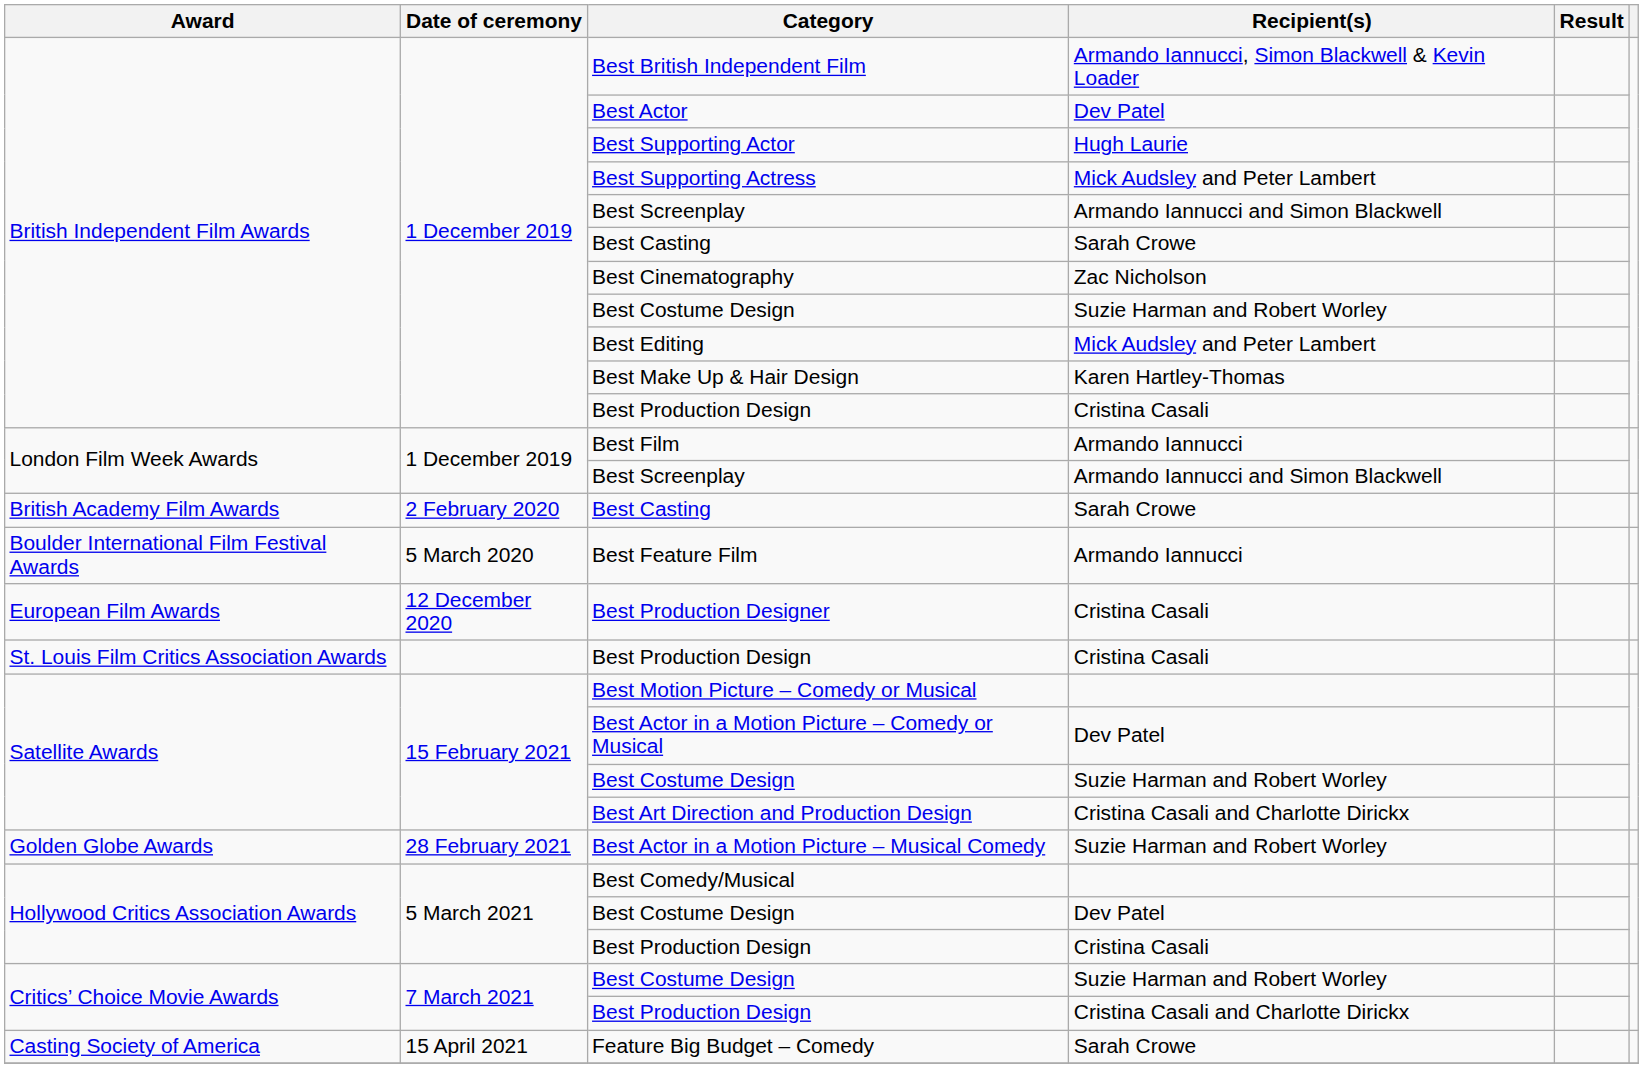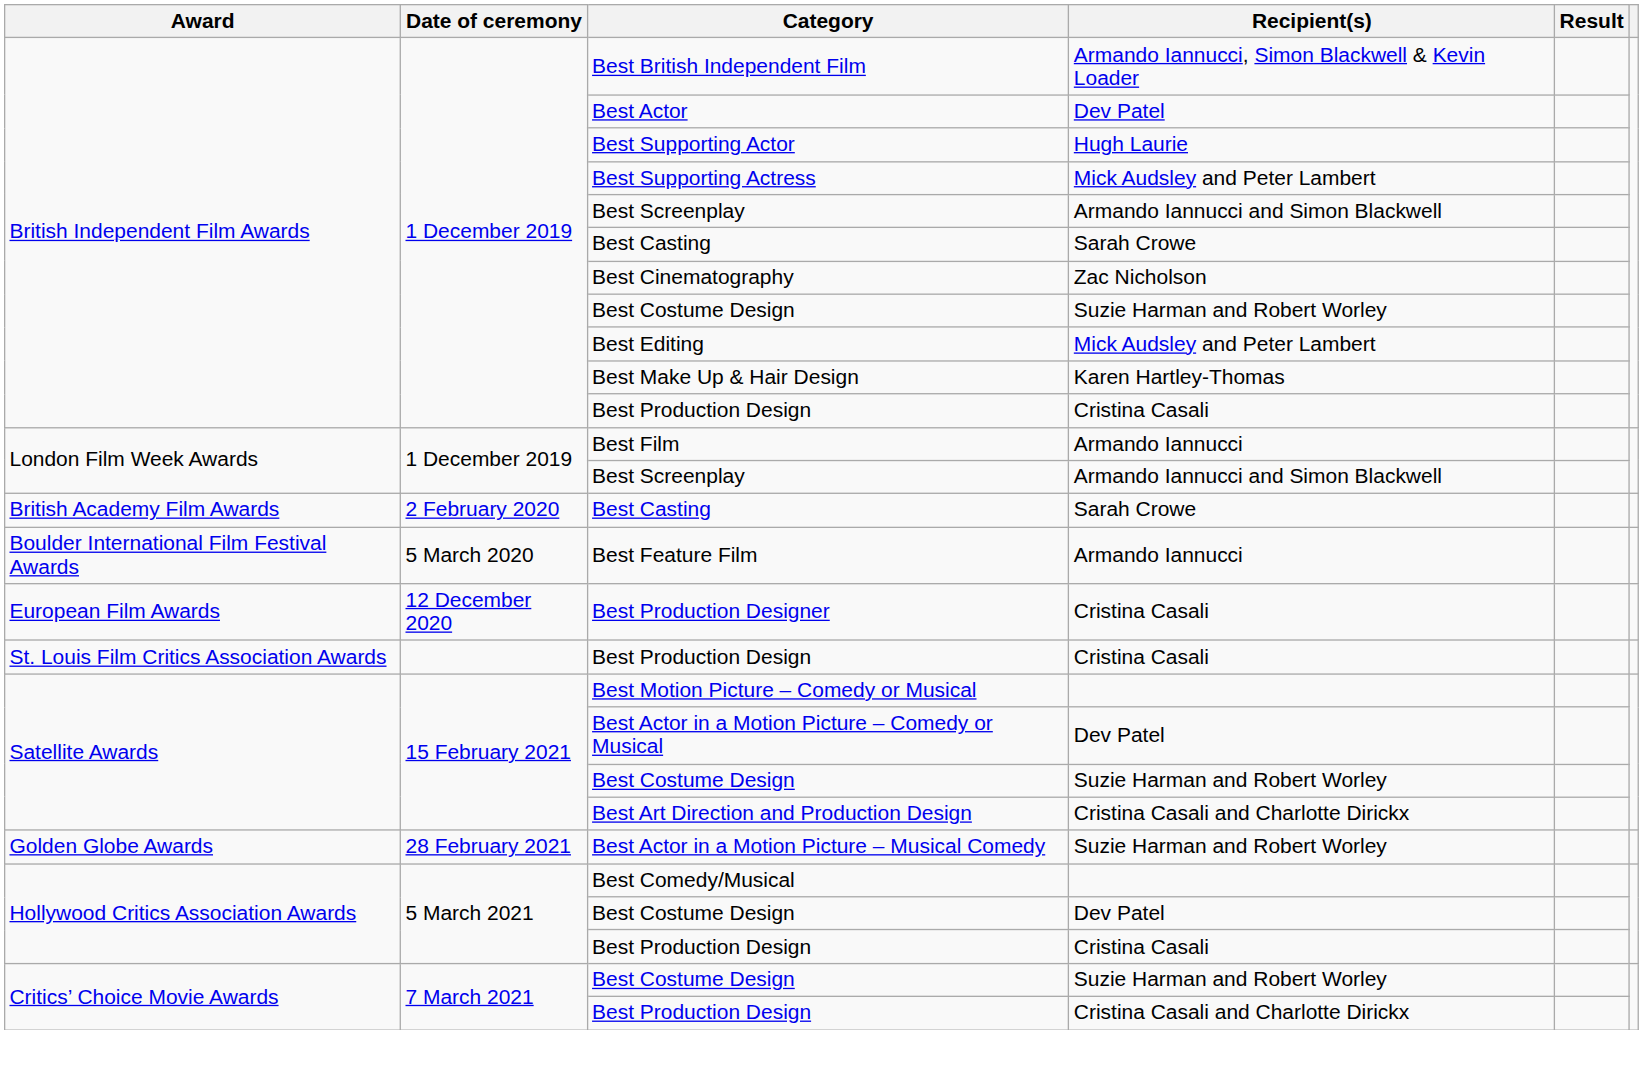- row: (135, 1046)
